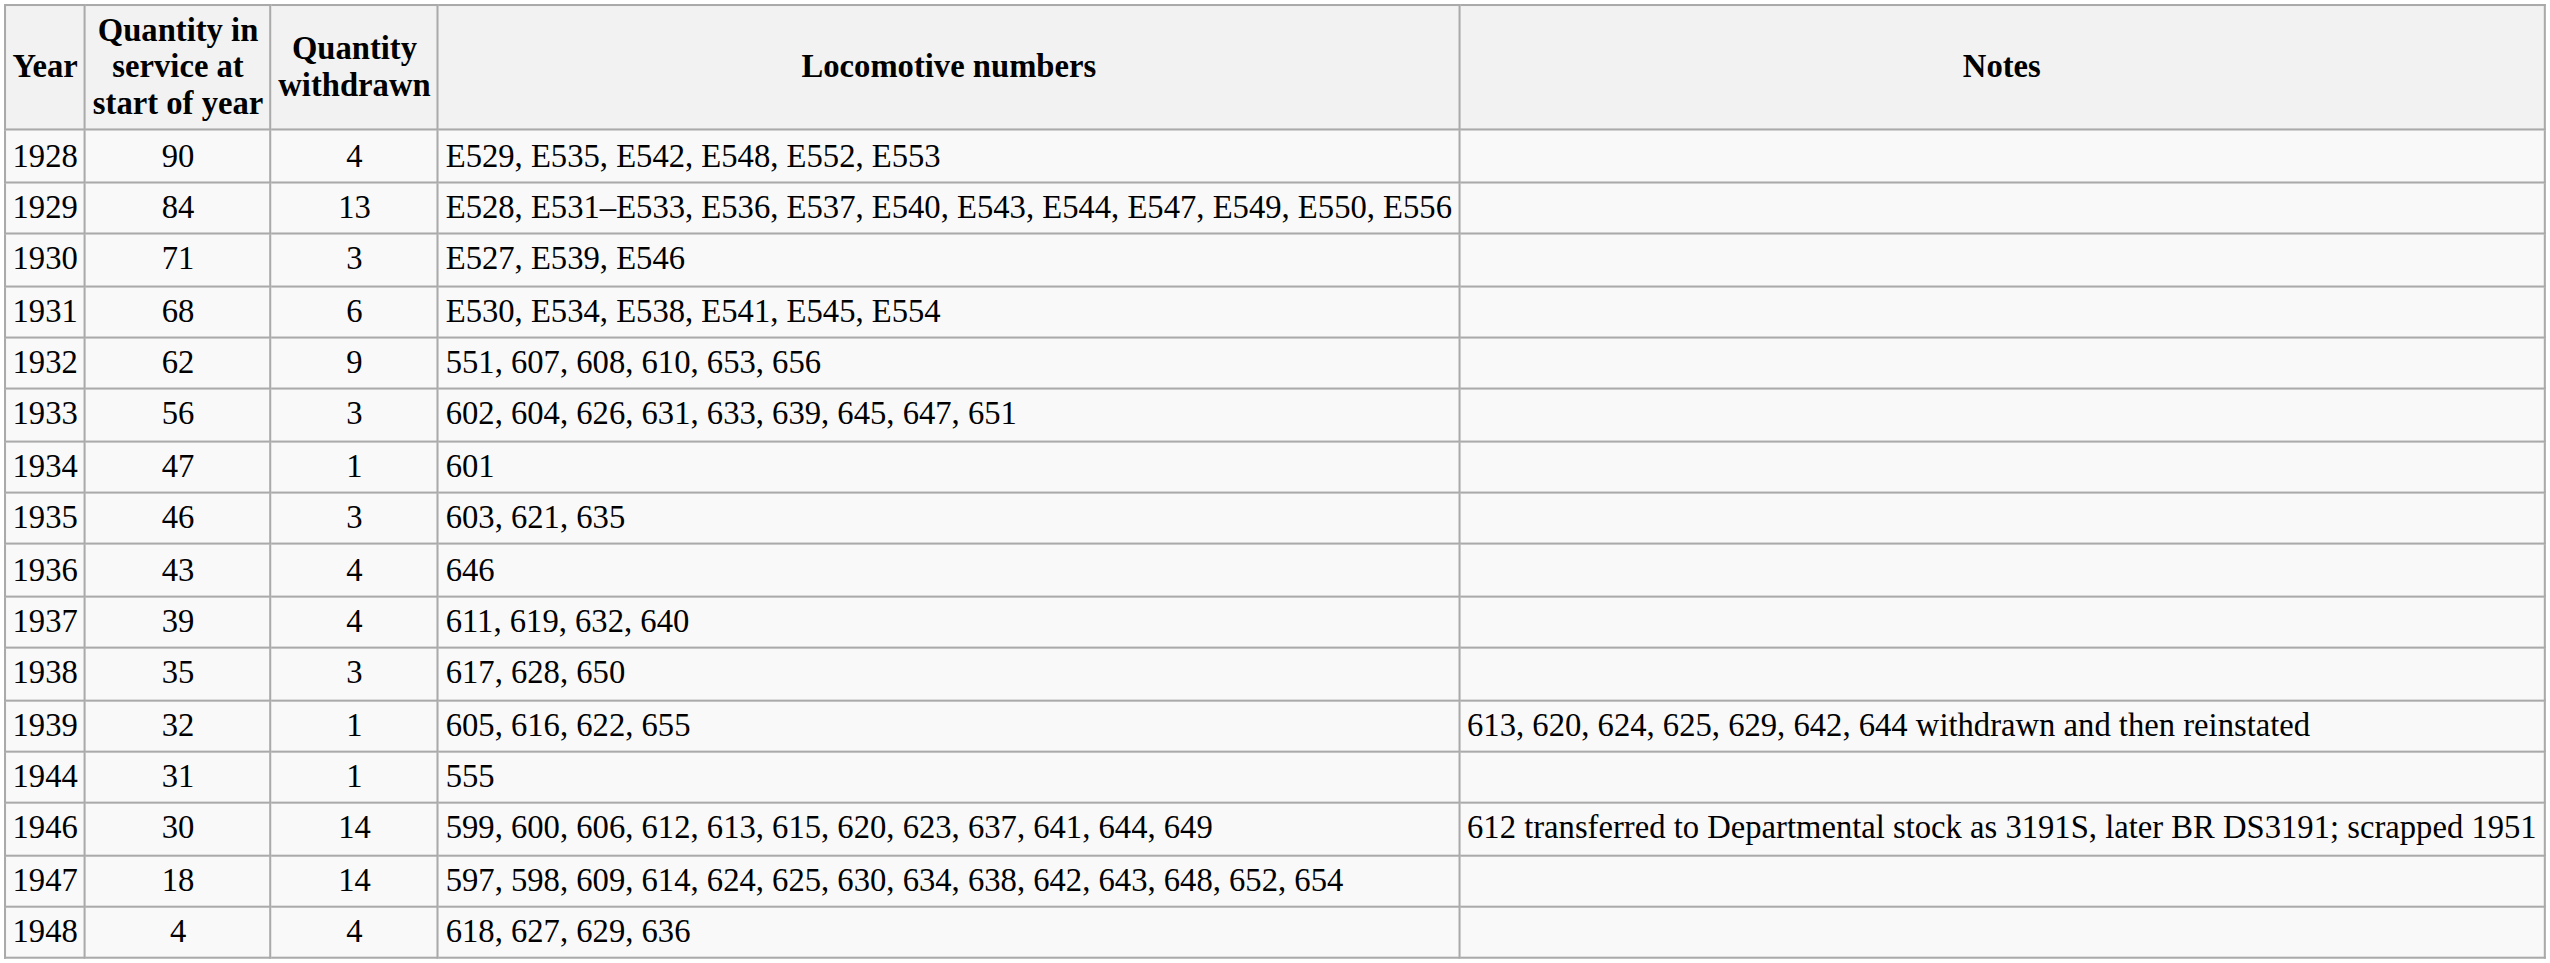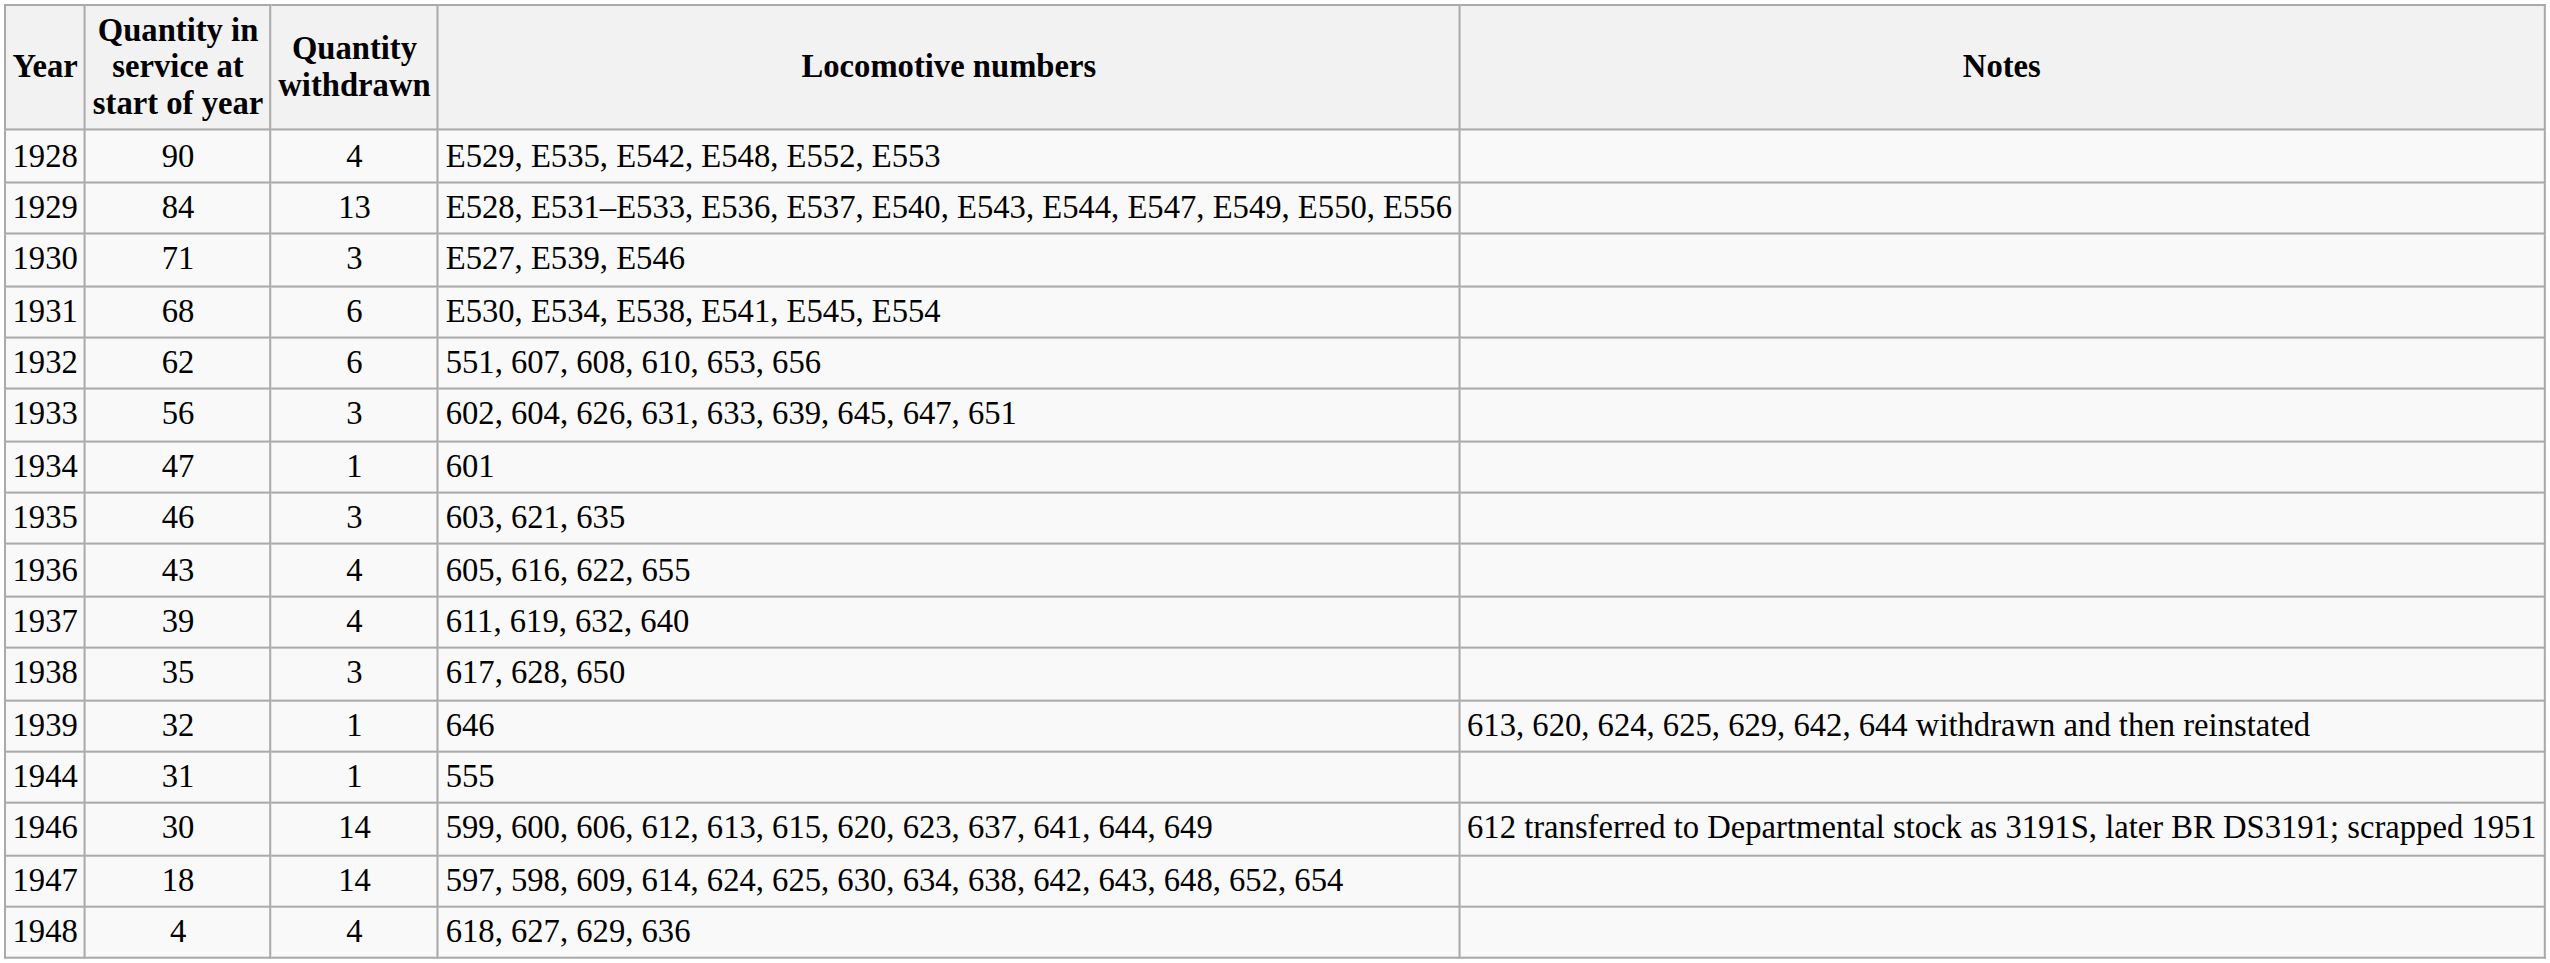(354, 362) 9 -> (354, 362) 6
(470, 569) 646 -> (568, 569) 605, 616, 622, 655
(568, 725) 605, 616, 622, 655 -> (470, 725) 646
